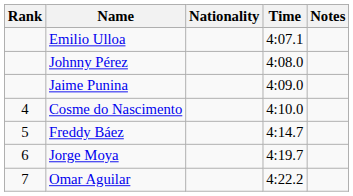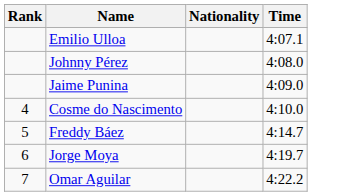- column: (328, 16)
